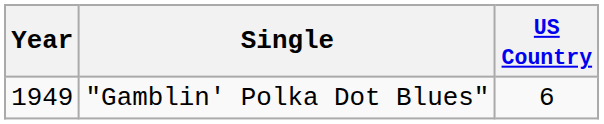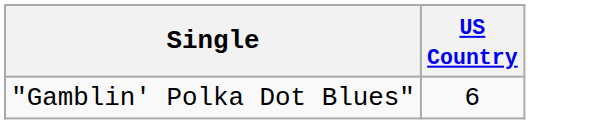- column: (42, 41)
